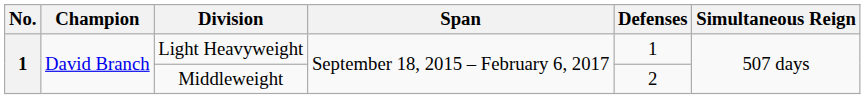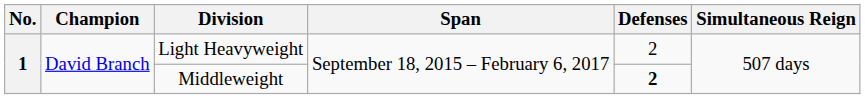(653, 49) 1 -> (653, 49) 2
(653, 78) normal -> (653, 78) bold
